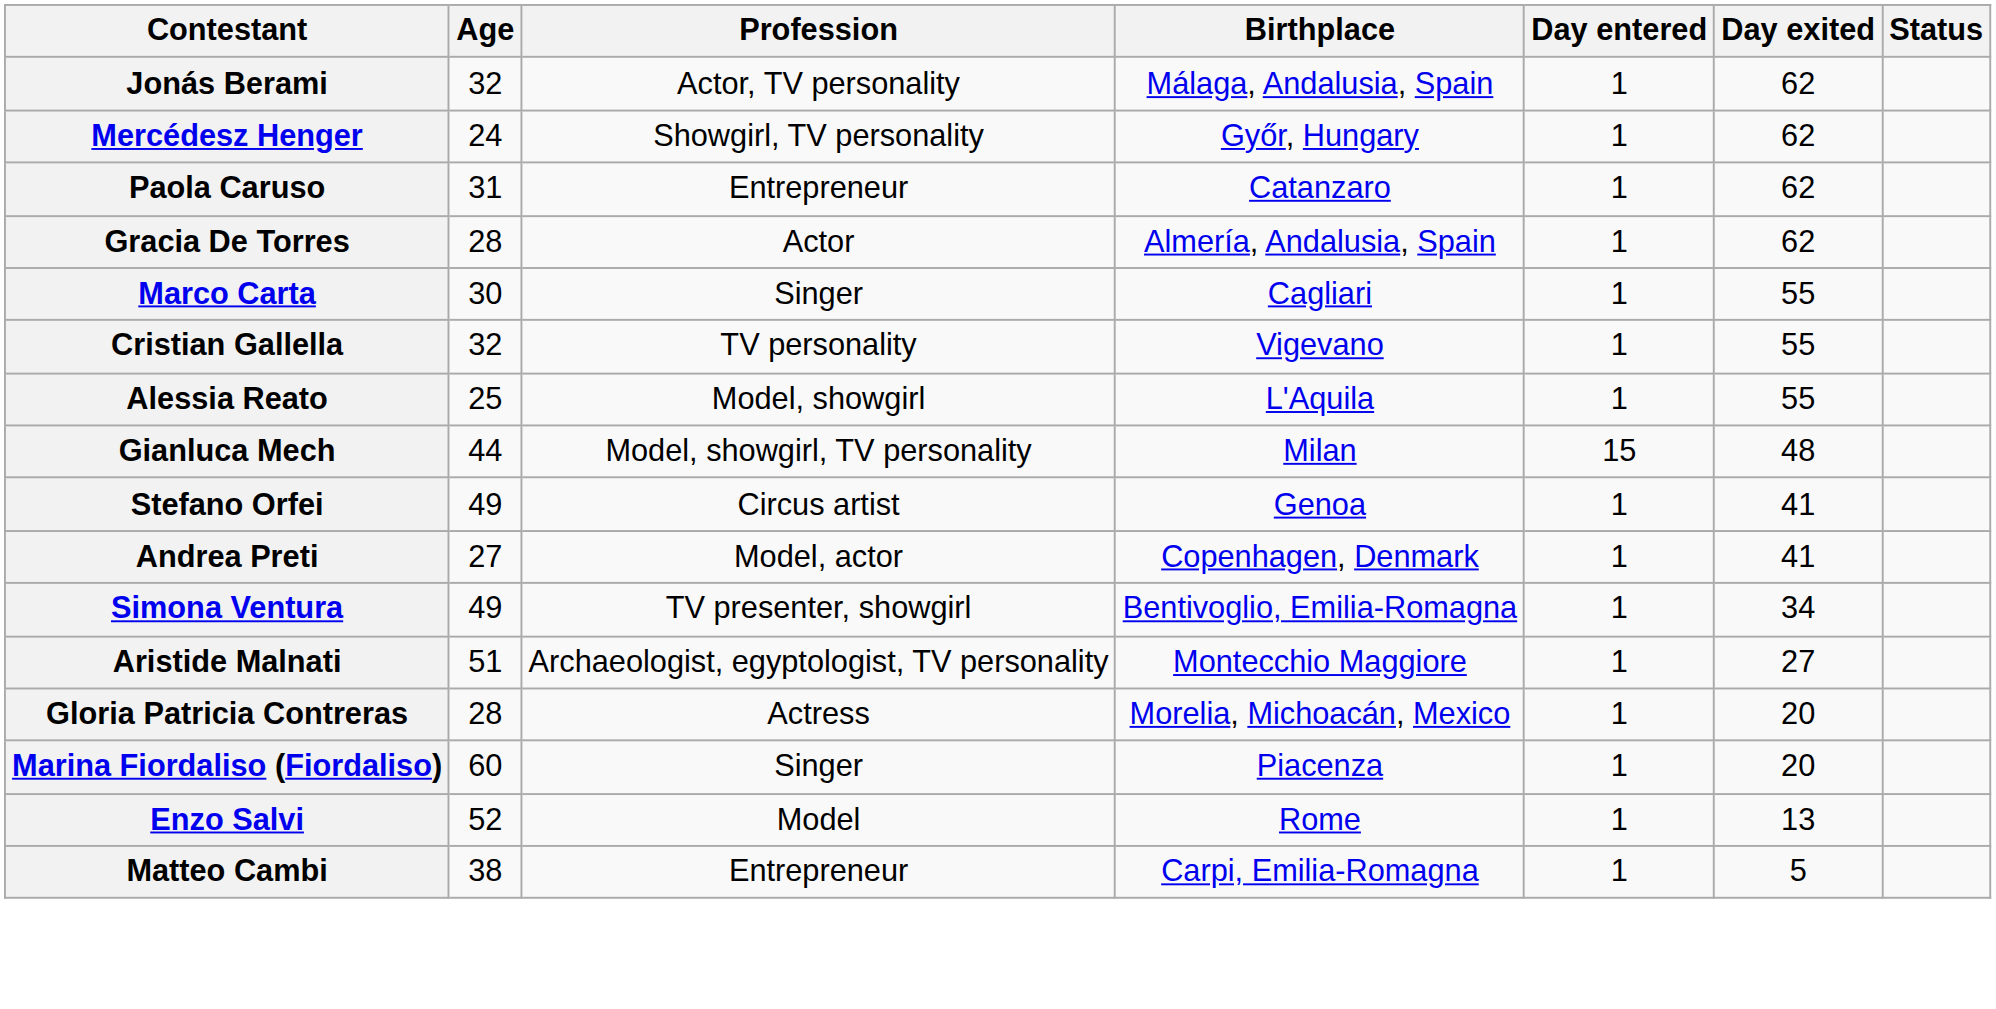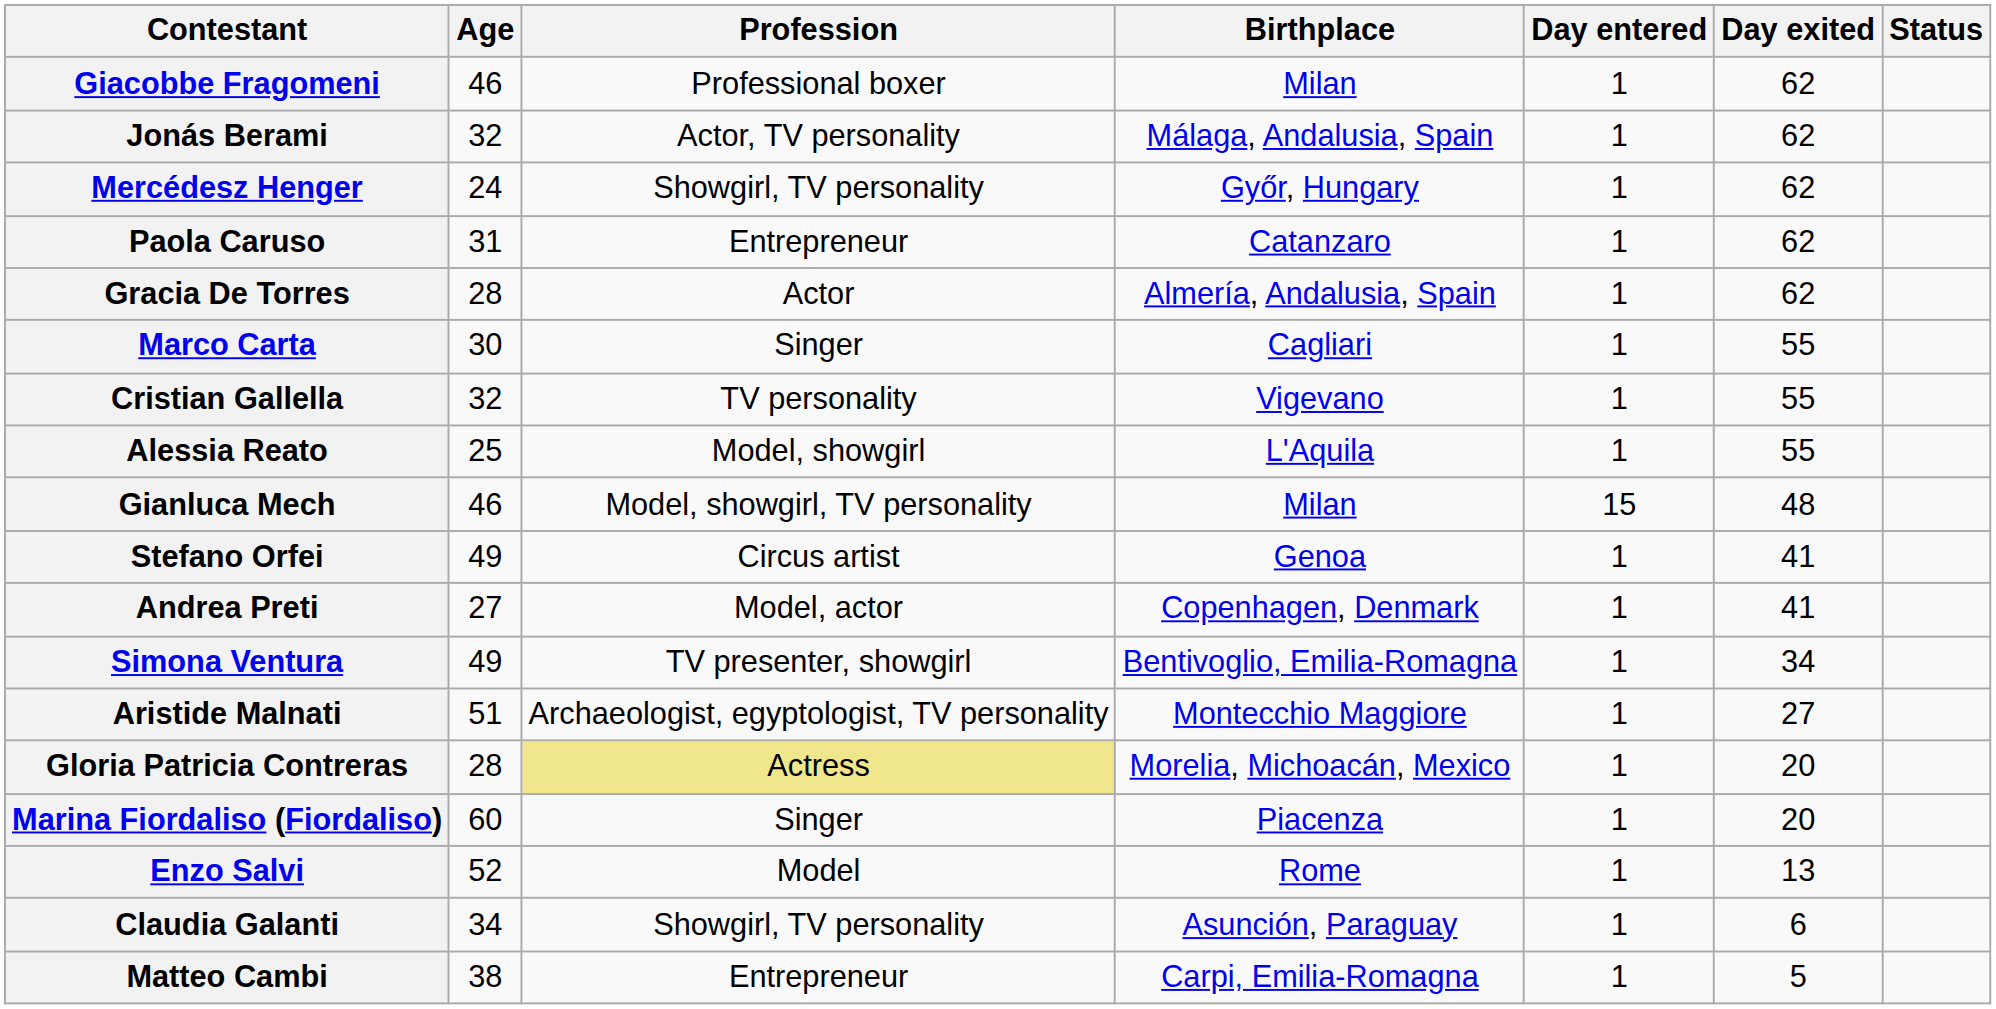+ row: (227, 83)
(485, 451) 44 -> (485, 503) 46
(819, 714) no background -> (819, 766) khaki background
+ row: (227, 924)
